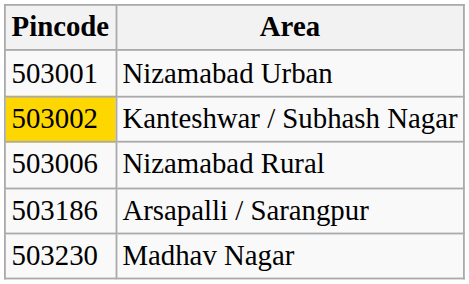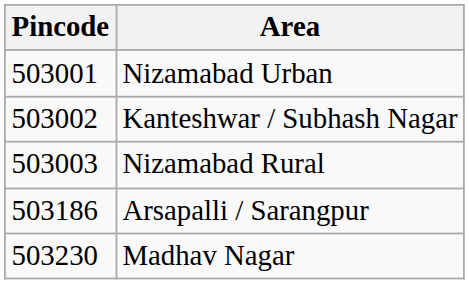(55, 118) gold background -> (55, 118) no background
(55, 164) 503006 -> (55, 164) 503003
